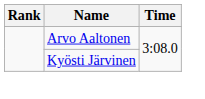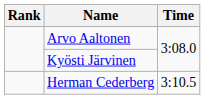+ row: (101, 82)
